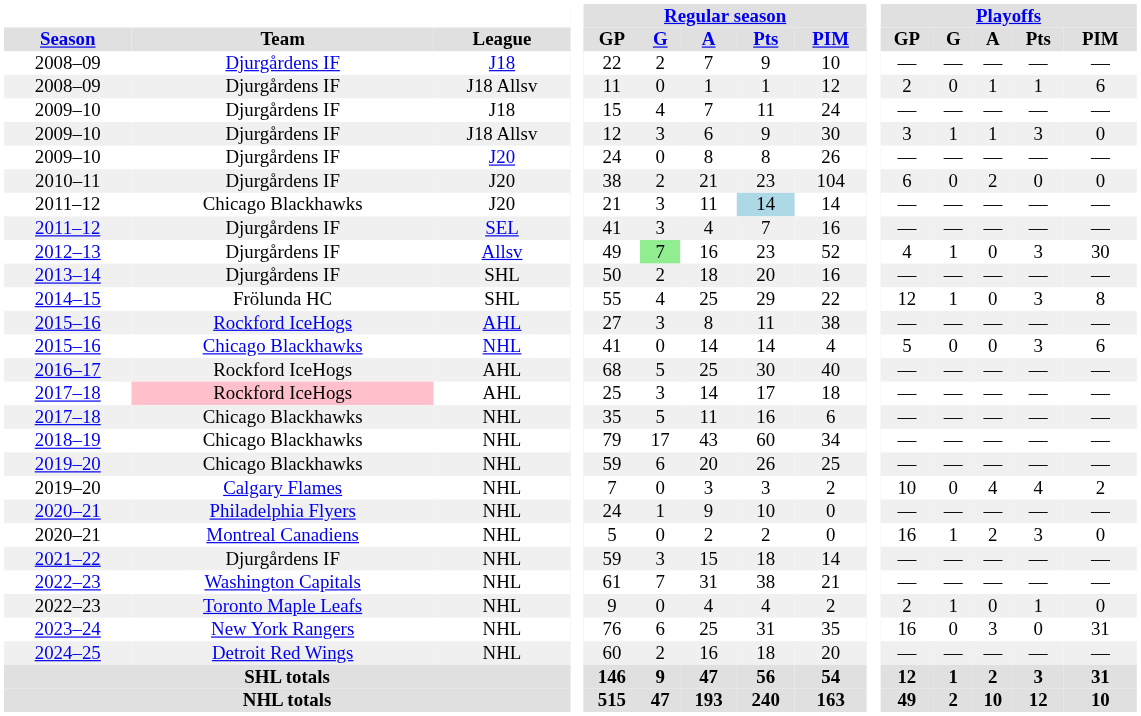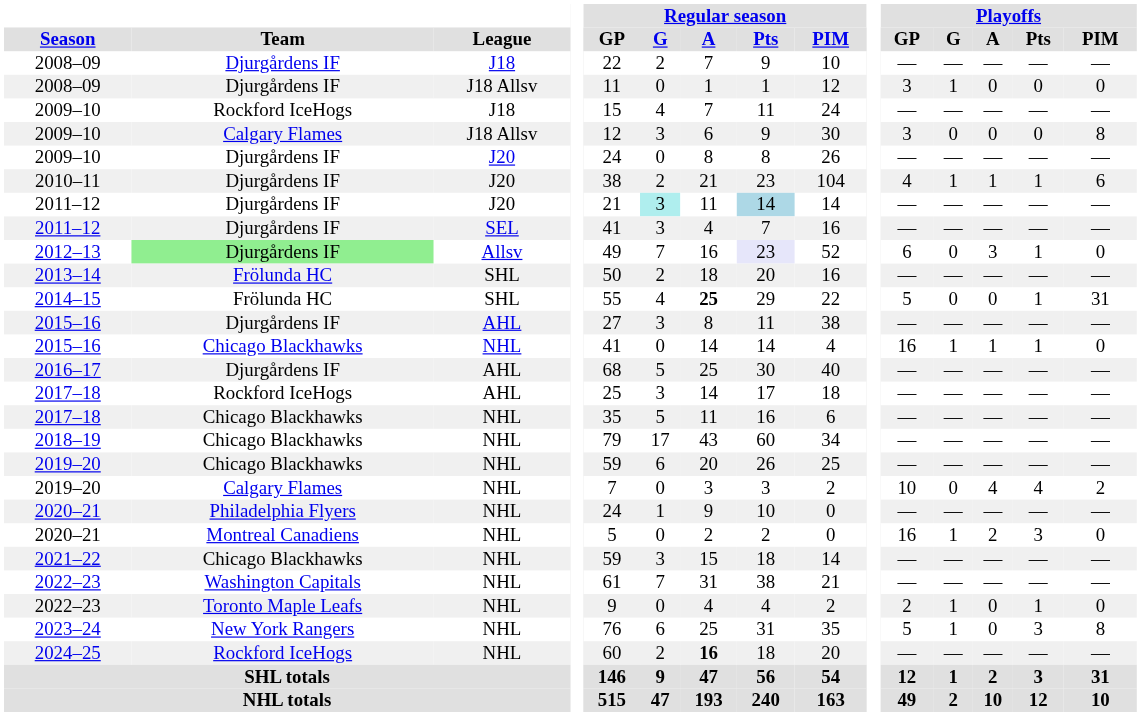(907, 86) 2 -> (907, 86) 3
(953, 86) 0 -> (953, 86) 1
(993, 86) 1 -> (993, 86) 0
(1038, 86) 1 -> (1038, 86) 0
(1100, 86) 6 -> (1100, 86) 0
(283, 110) Djurgårdens IF -> (283, 110) Rockford IceHogs
(283, 133) Djurgårdens IF -> (283, 133) Calgary Flames
(953, 133) 1 -> (953, 133) 0
(993, 133) 1 -> (993, 133) 0
(1038, 133) 3 -> (1038, 133) 0
(1100, 133) 0 -> (1100, 133) 8
(907, 180) 6 -> (907, 180) 4
(953, 180) 0 -> (953, 180) 1
(993, 180) 2 -> (993, 180) 1
(1038, 180) 0 -> (1038, 180) 1
(1100, 180) 0 -> (1100, 180) 6
(283, 204) Chicago Blackhawks -> (283, 204) Djurgårdens IF
(660, 204) no background -> (660, 204) paleturquoise background
(283, 251) no background -> (283, 251) lightgreen background
(660, 251) lightgreen background -> (660, 251) no background
(766, 251) no background -> (766, 251) lavender background
(907, 251) 4 -> (907, 251) 6
(953, 251) 1 -> (953, 251) 0
(993, 251) 0 -> (993, 251) 3
(1038, 251) 3 -> (1038, 251) 1
(1100, 251) 30 -> (1100, 251) 0
(283, 275) Djurgårdens IF -> (283, 275) Frölunda HC
(709, 298) normal -> (709, 298) bold
(907, 298) 12 -> (907, 298) 5
(953, 298) 1 -> (953, 298) 0
(1038, 298) 3 -> (1038, 298) 1
(1100, 298) 8 -> (1100, 298) 31
(283, 322) Rockford IceHogs -> (283, 322) Djurgårdens IF
(907, 346) 5 -> (907, 346) 16
(953, 346) 0 -> (953, 346) 1
(993, 346) 0 -> (993, 346) 1
(1038, 346) 3 -> (1038, 346) 1
(1100, 346) 6 -> (1100, 346) 0
(283, 369) Rockford IceHogs -> (283, 369) Djurgårdens IF
(283, 393) pink background -> (283, 393) no background
(283, 558) Djurgårdens IF -> (283, 558) Chicago Blackhawks
(907, 629) 16 -> (907, 629) 5
(953, 629) 0 -> (953, 629) 1
(993, 629) 3 -> (993, 629) 0
(1038, 629) 0 -> (1038, 629) 3
(1100, 629) 31 -> (1100, 629) 8
(283, 652) Detroit Red Wings -> (283, 652) Rockford IceHogs
(709, 652) normal -> (709, 652) bold
